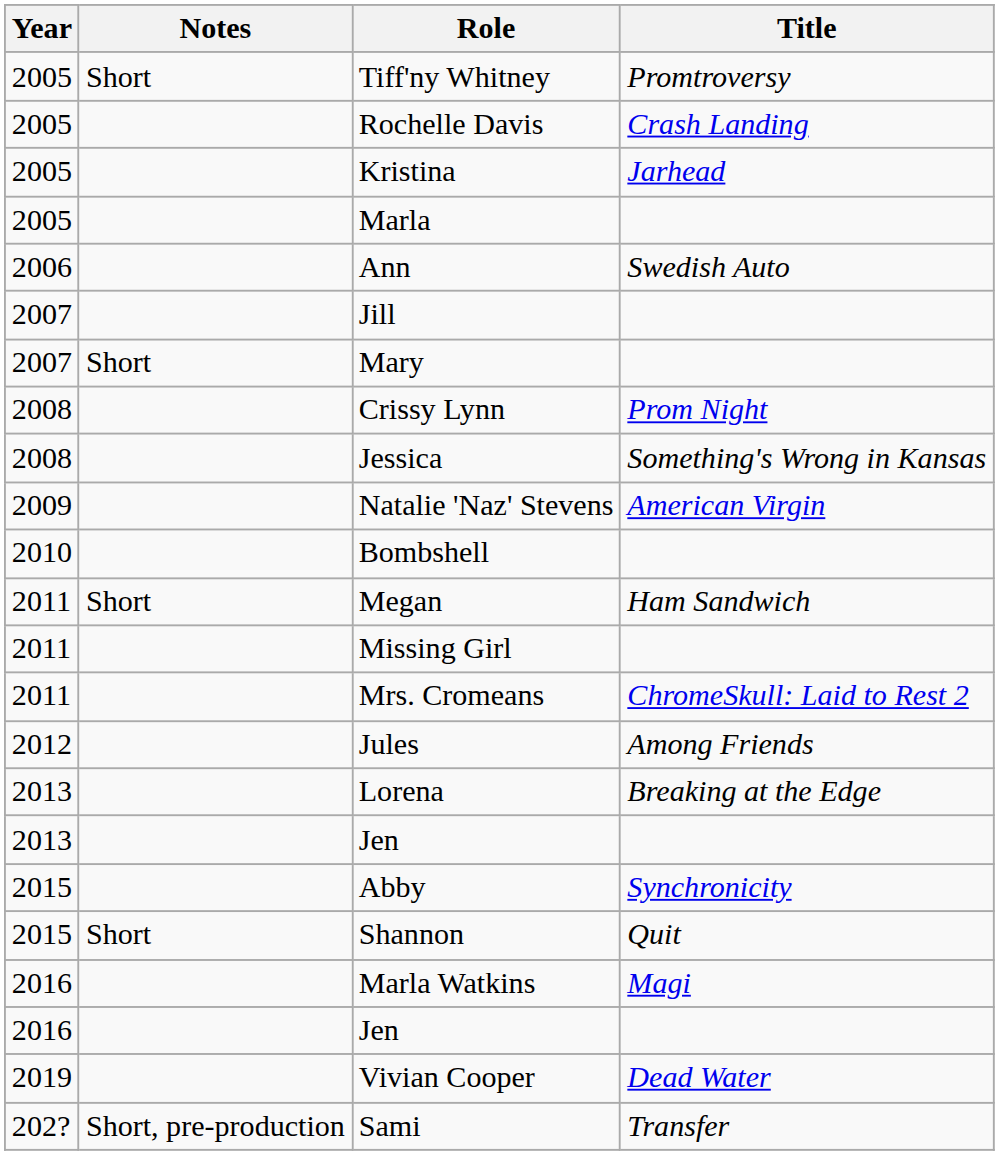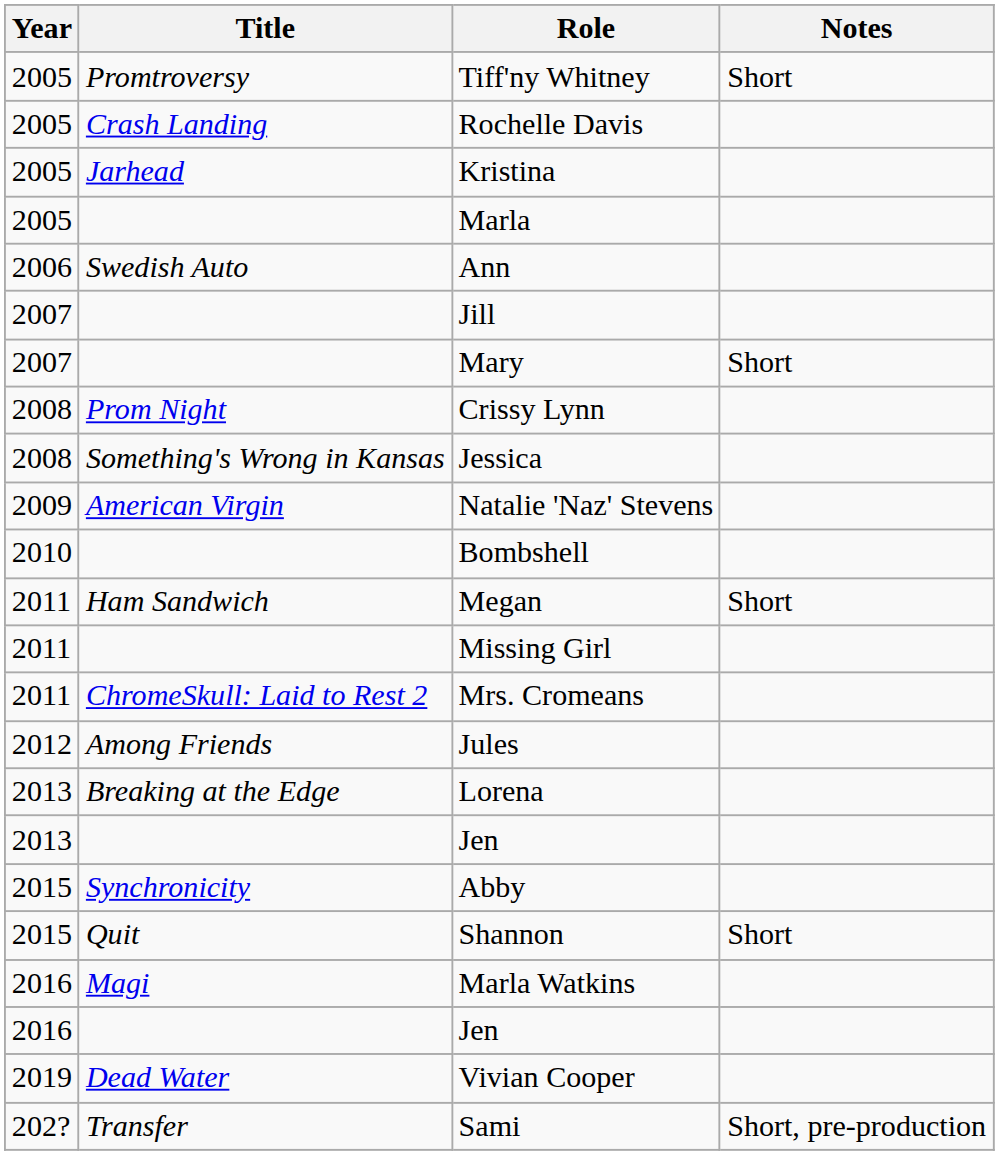columns swapped: (807, 28) <-> (215, 28)
